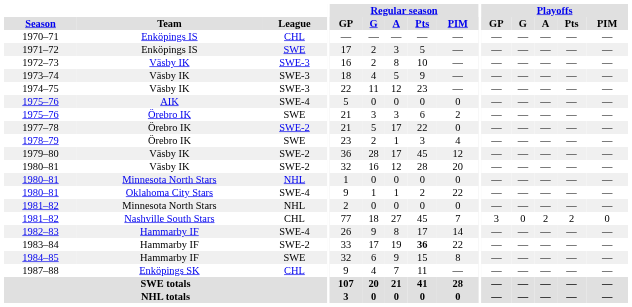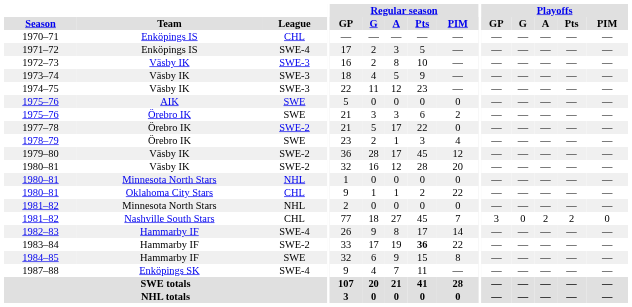(294, 49) SWE -> (294, 49) SWE-4
(294, 101) SWE-4 -> (294, 101) SWE
(294, 192) SWE-4 -> (294, 192) CHL
(294, 270) CHL -> (294, 270) SWE-4
